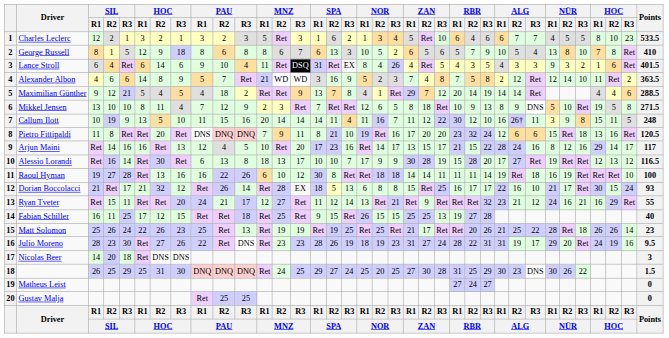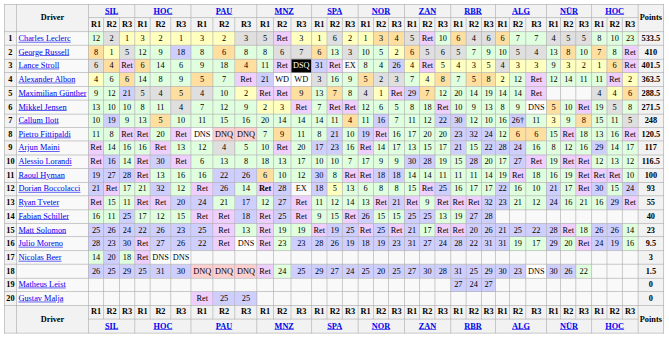(224, 65) 10 -> (224, 65) 18
(583, 79) 10 -> (584, 79) 11
(224, 93) 18 -> (224, 93) 10
(265, 188) normal -> (265, 188) bold
